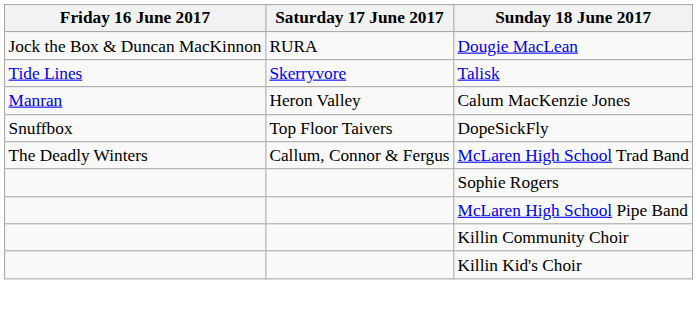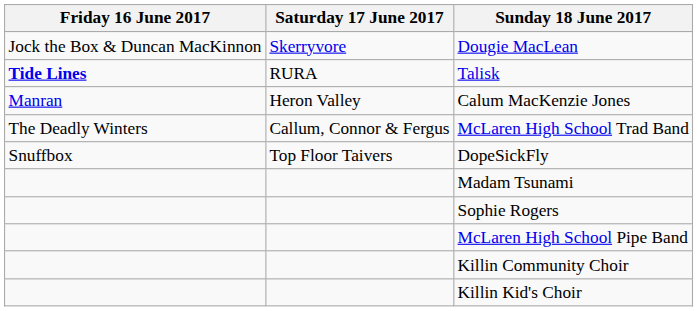(293, 45) RURA -> (308, 45) Skerryvore
(45, 73) normal -> (47, 73) bold
(308, 73) Skerryvore -> (293, 73) RURA
rows swapped: (503, 127) <-> (573, 155)
+ row: (516, 182)
